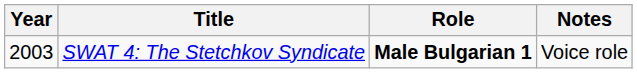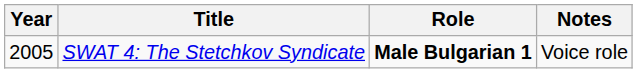(31, 51) 2003 -> (31, 51) 2005
